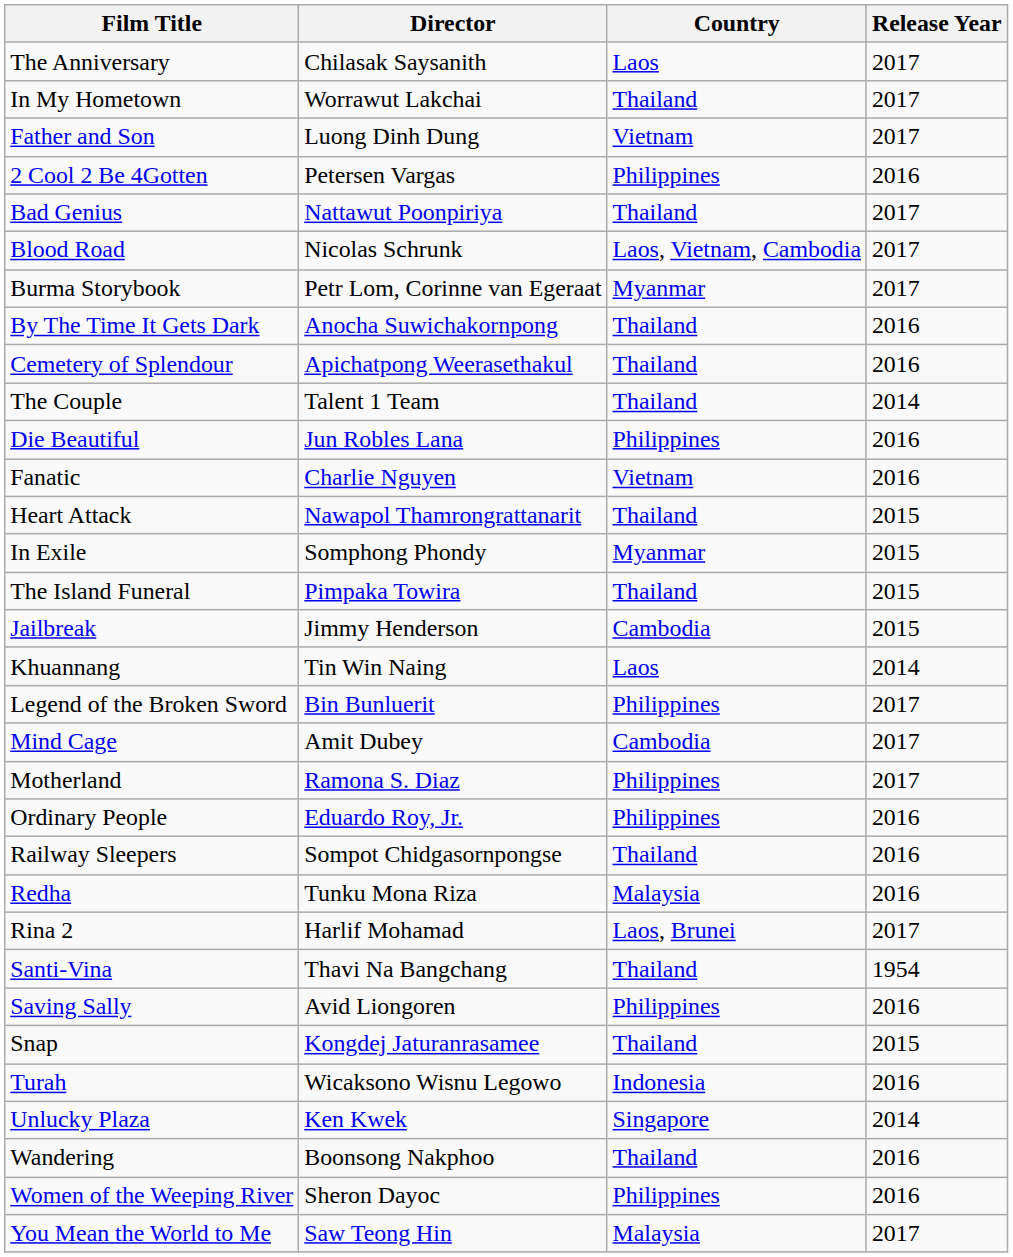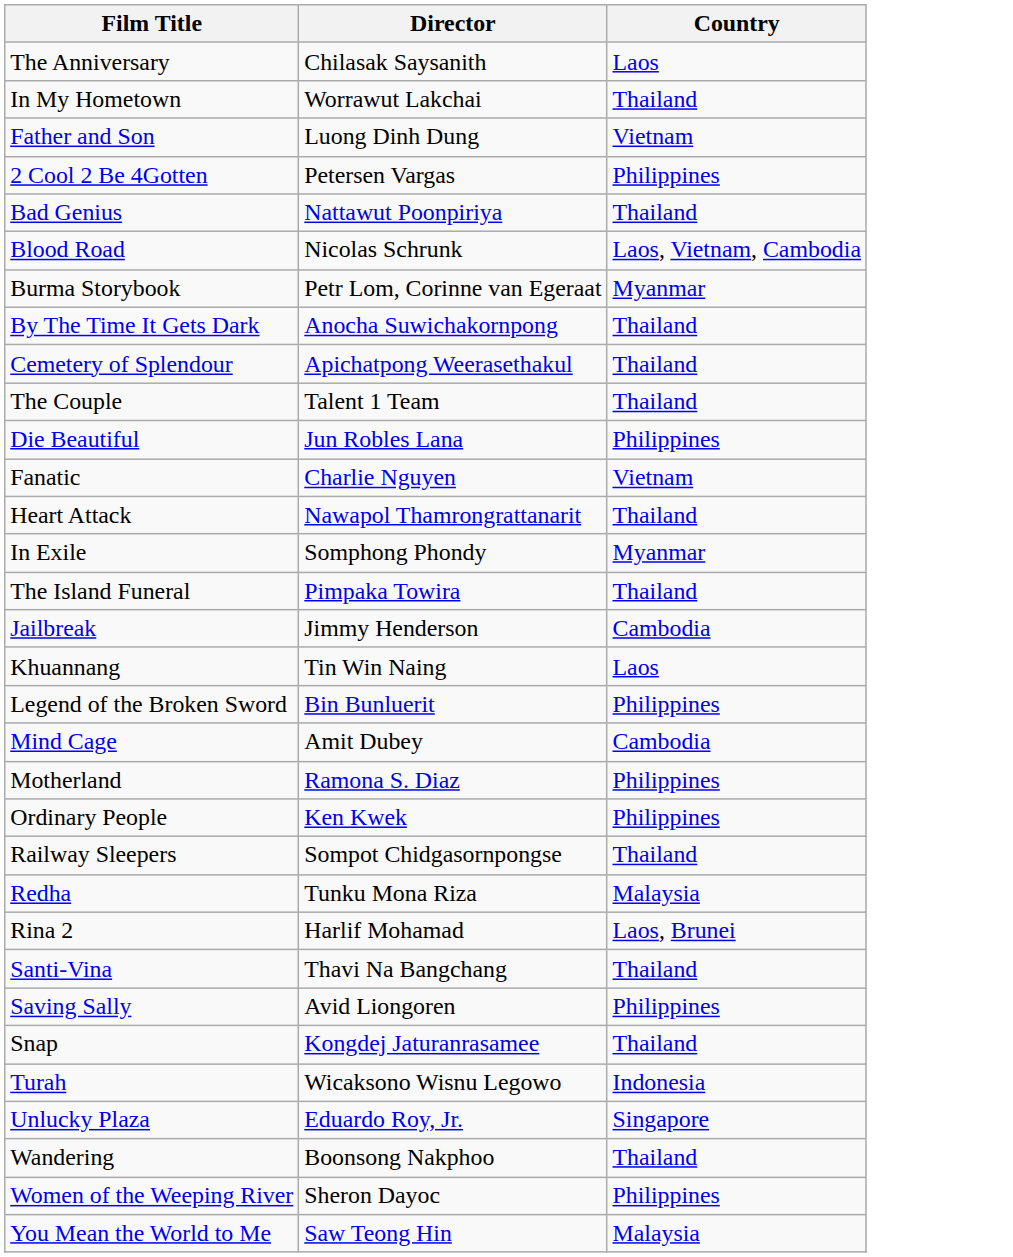- column: (937, 23)
(384, 817) Eduardo Roy, Jr. -> (356, 817) Ken Kwek
(356, 1119) Ken Kwek -> (384, 1119) Eduardo Roy, Jr.
